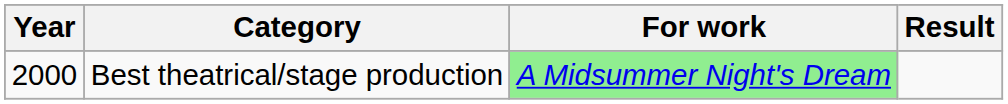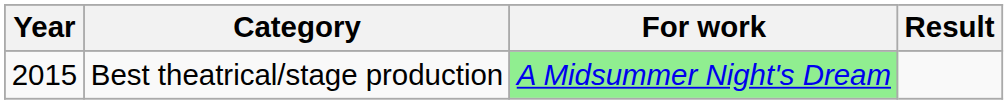(44, 74) 2000 -> (44, 74) 2015
